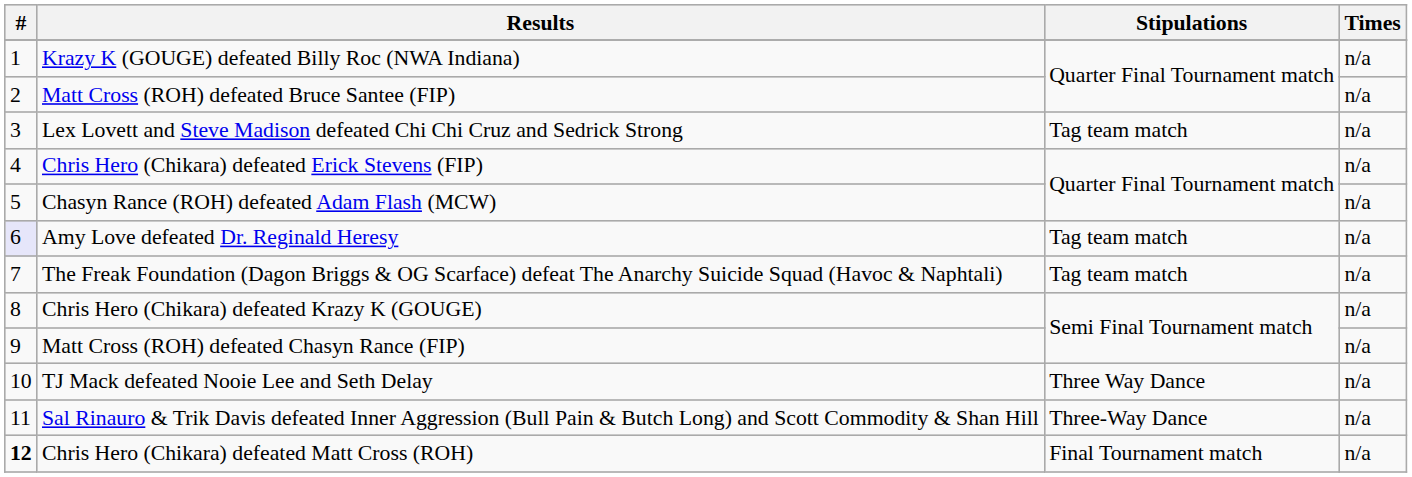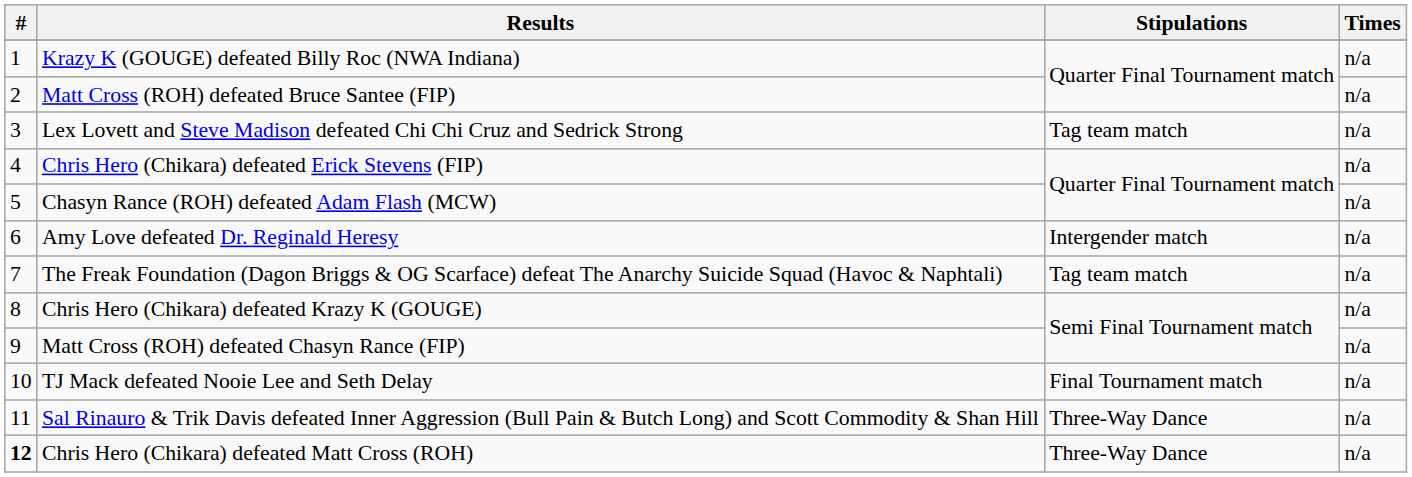(15, 237) lavender background -> (15, 237) no background
(1118, 237) Tag team match -> (1128, 237) Intergender match
(1127, 381) Three Way Dance -> (1156, 381) Final Tournament match
(1156, 452) Final Tournament match -> (1128, 452) Three-Way Dance
